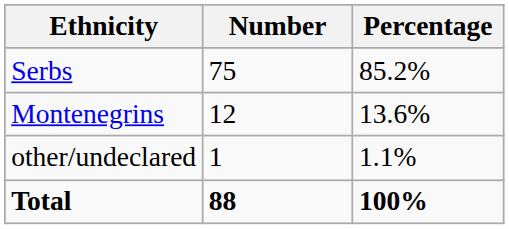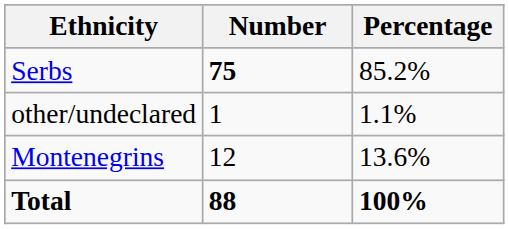(223, 69) normal -> (223, 69) bold
rows swapped: (88, 113) <-> (104, 157)
